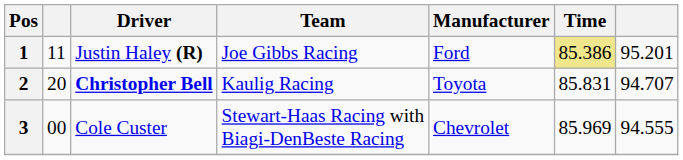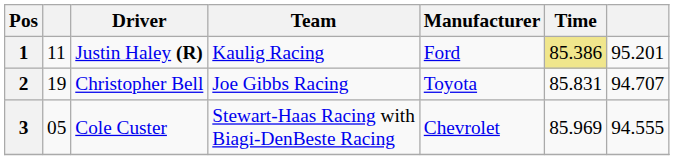(290, 52) Joe Gibbs Racing -> (268, 52) Kaulig Racing
(57, 84) 20 -> (57, 84) 19
(144, 84) bold -> (139, 84) normal
(278, 84) Kaulig Racing -> (280, 84) Joe Gibbs Racing
(57, 127) 00 -> (57, 127) 05
